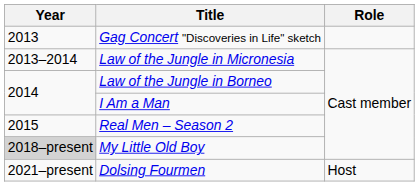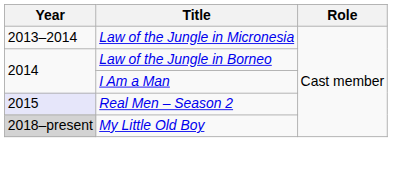- row: (210, 37)
(23, 125) no background -> (23, 103) lavender background
- row: (152, 170)
